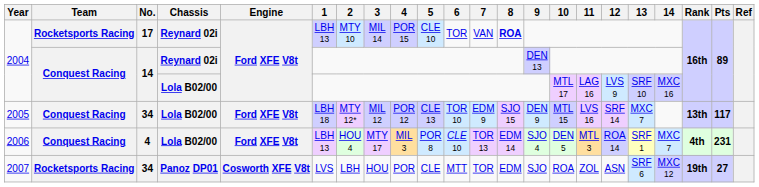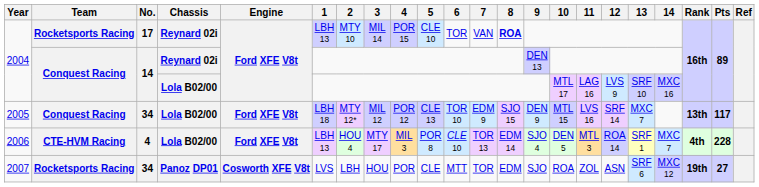(84, 141) Conquest Racing -> (84, 141) CTE-HVM Racing
(722, 141) 231 -> (722, 141) 228
